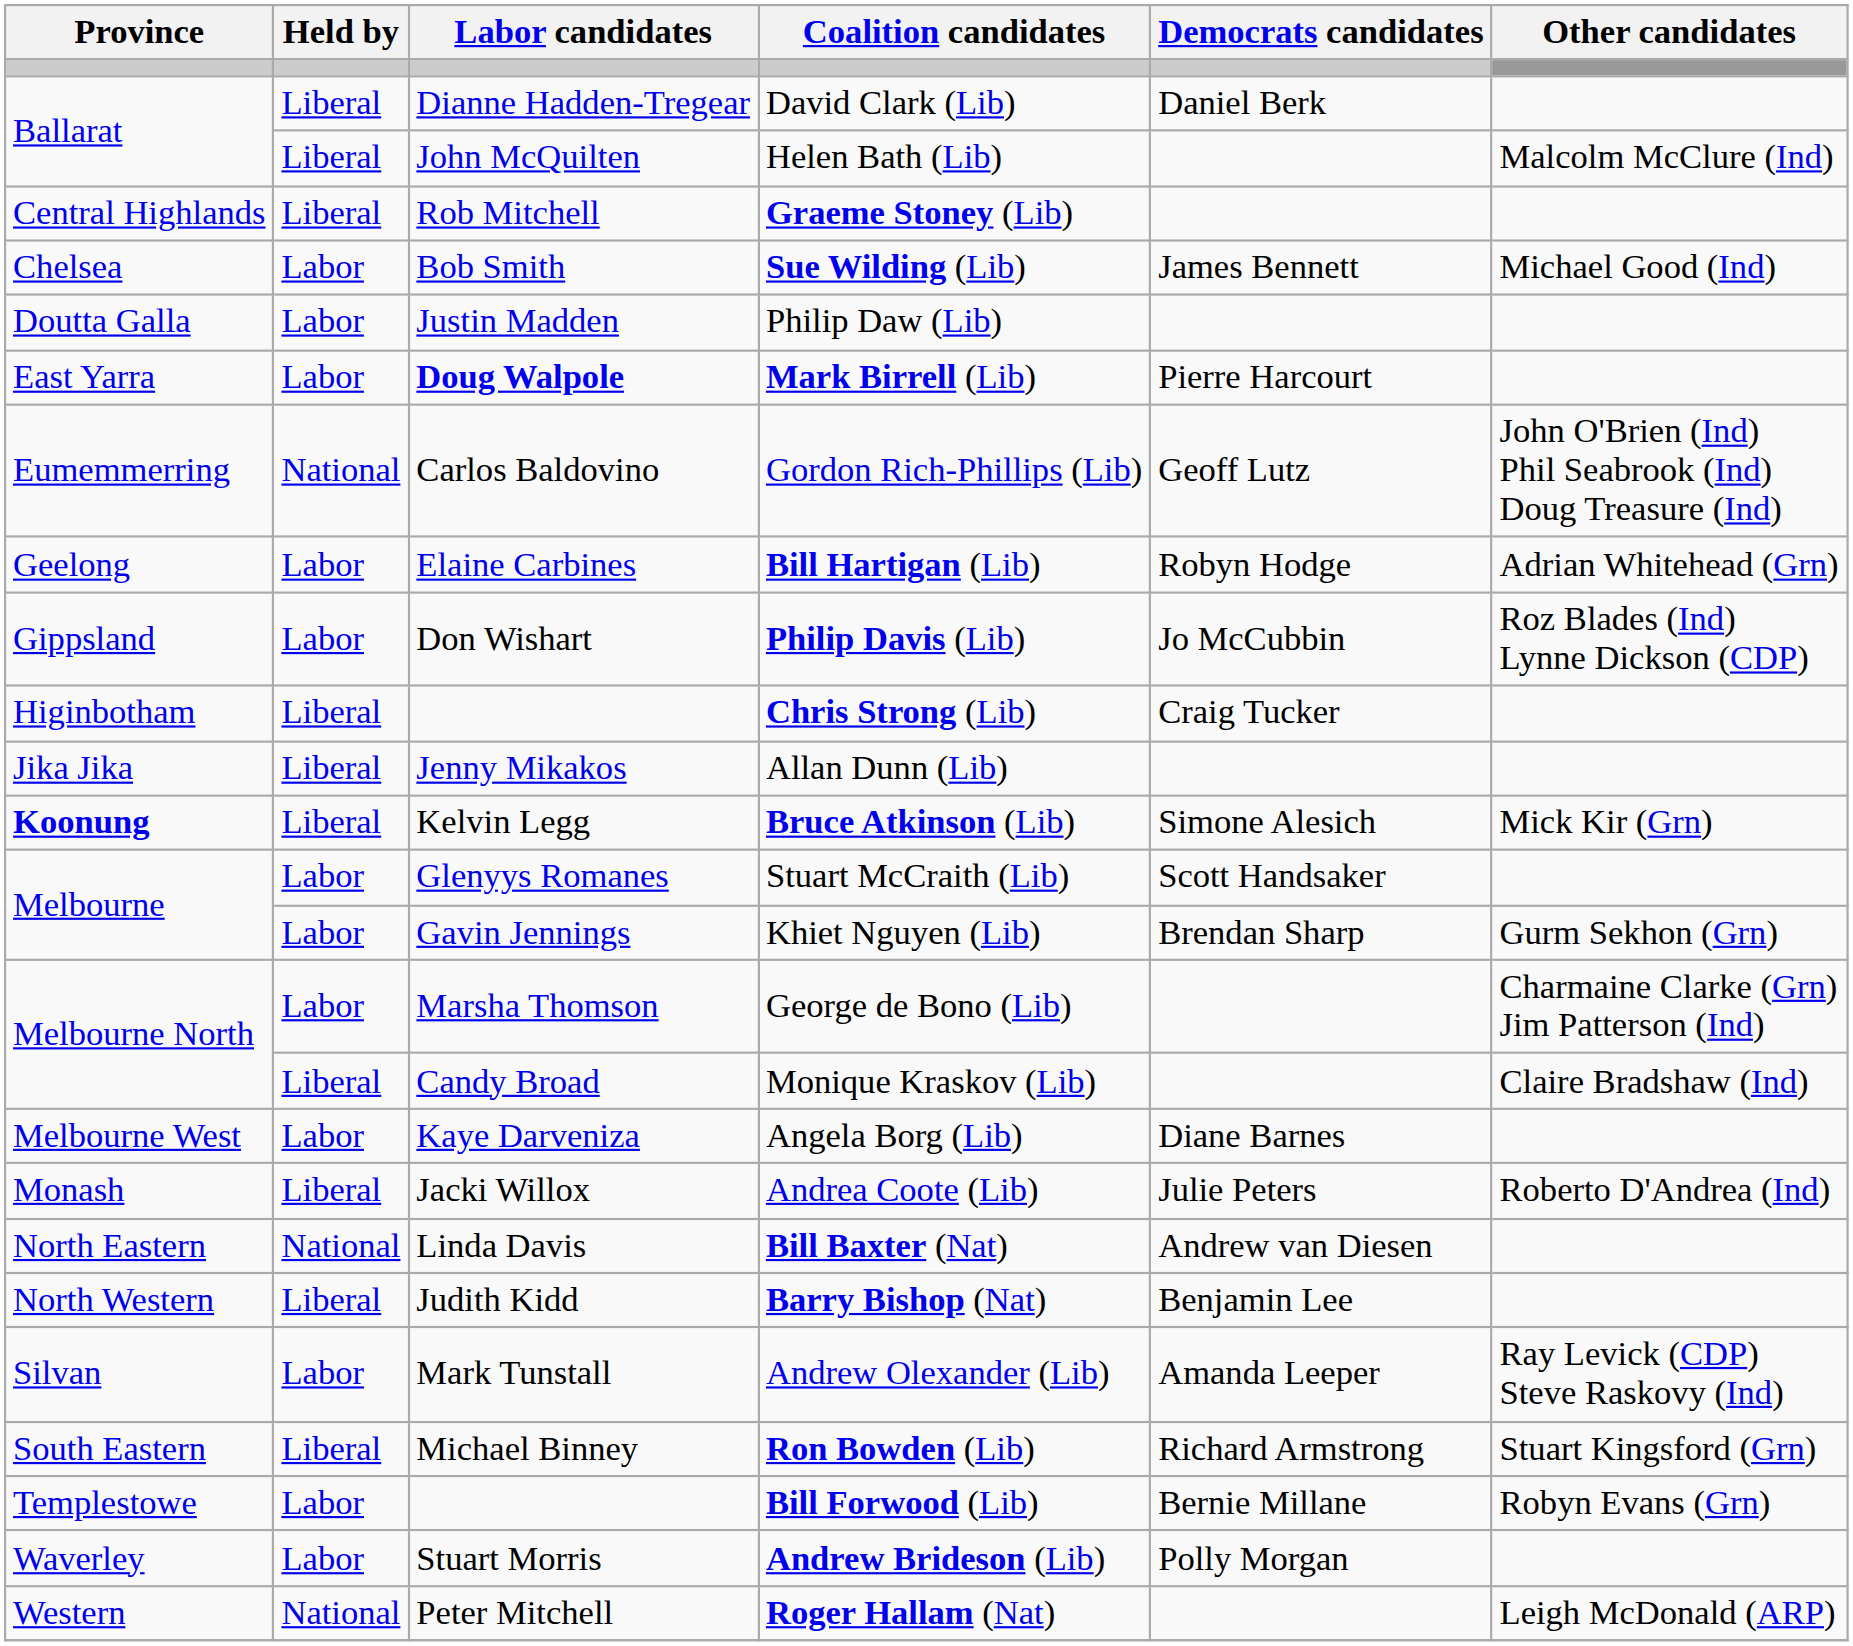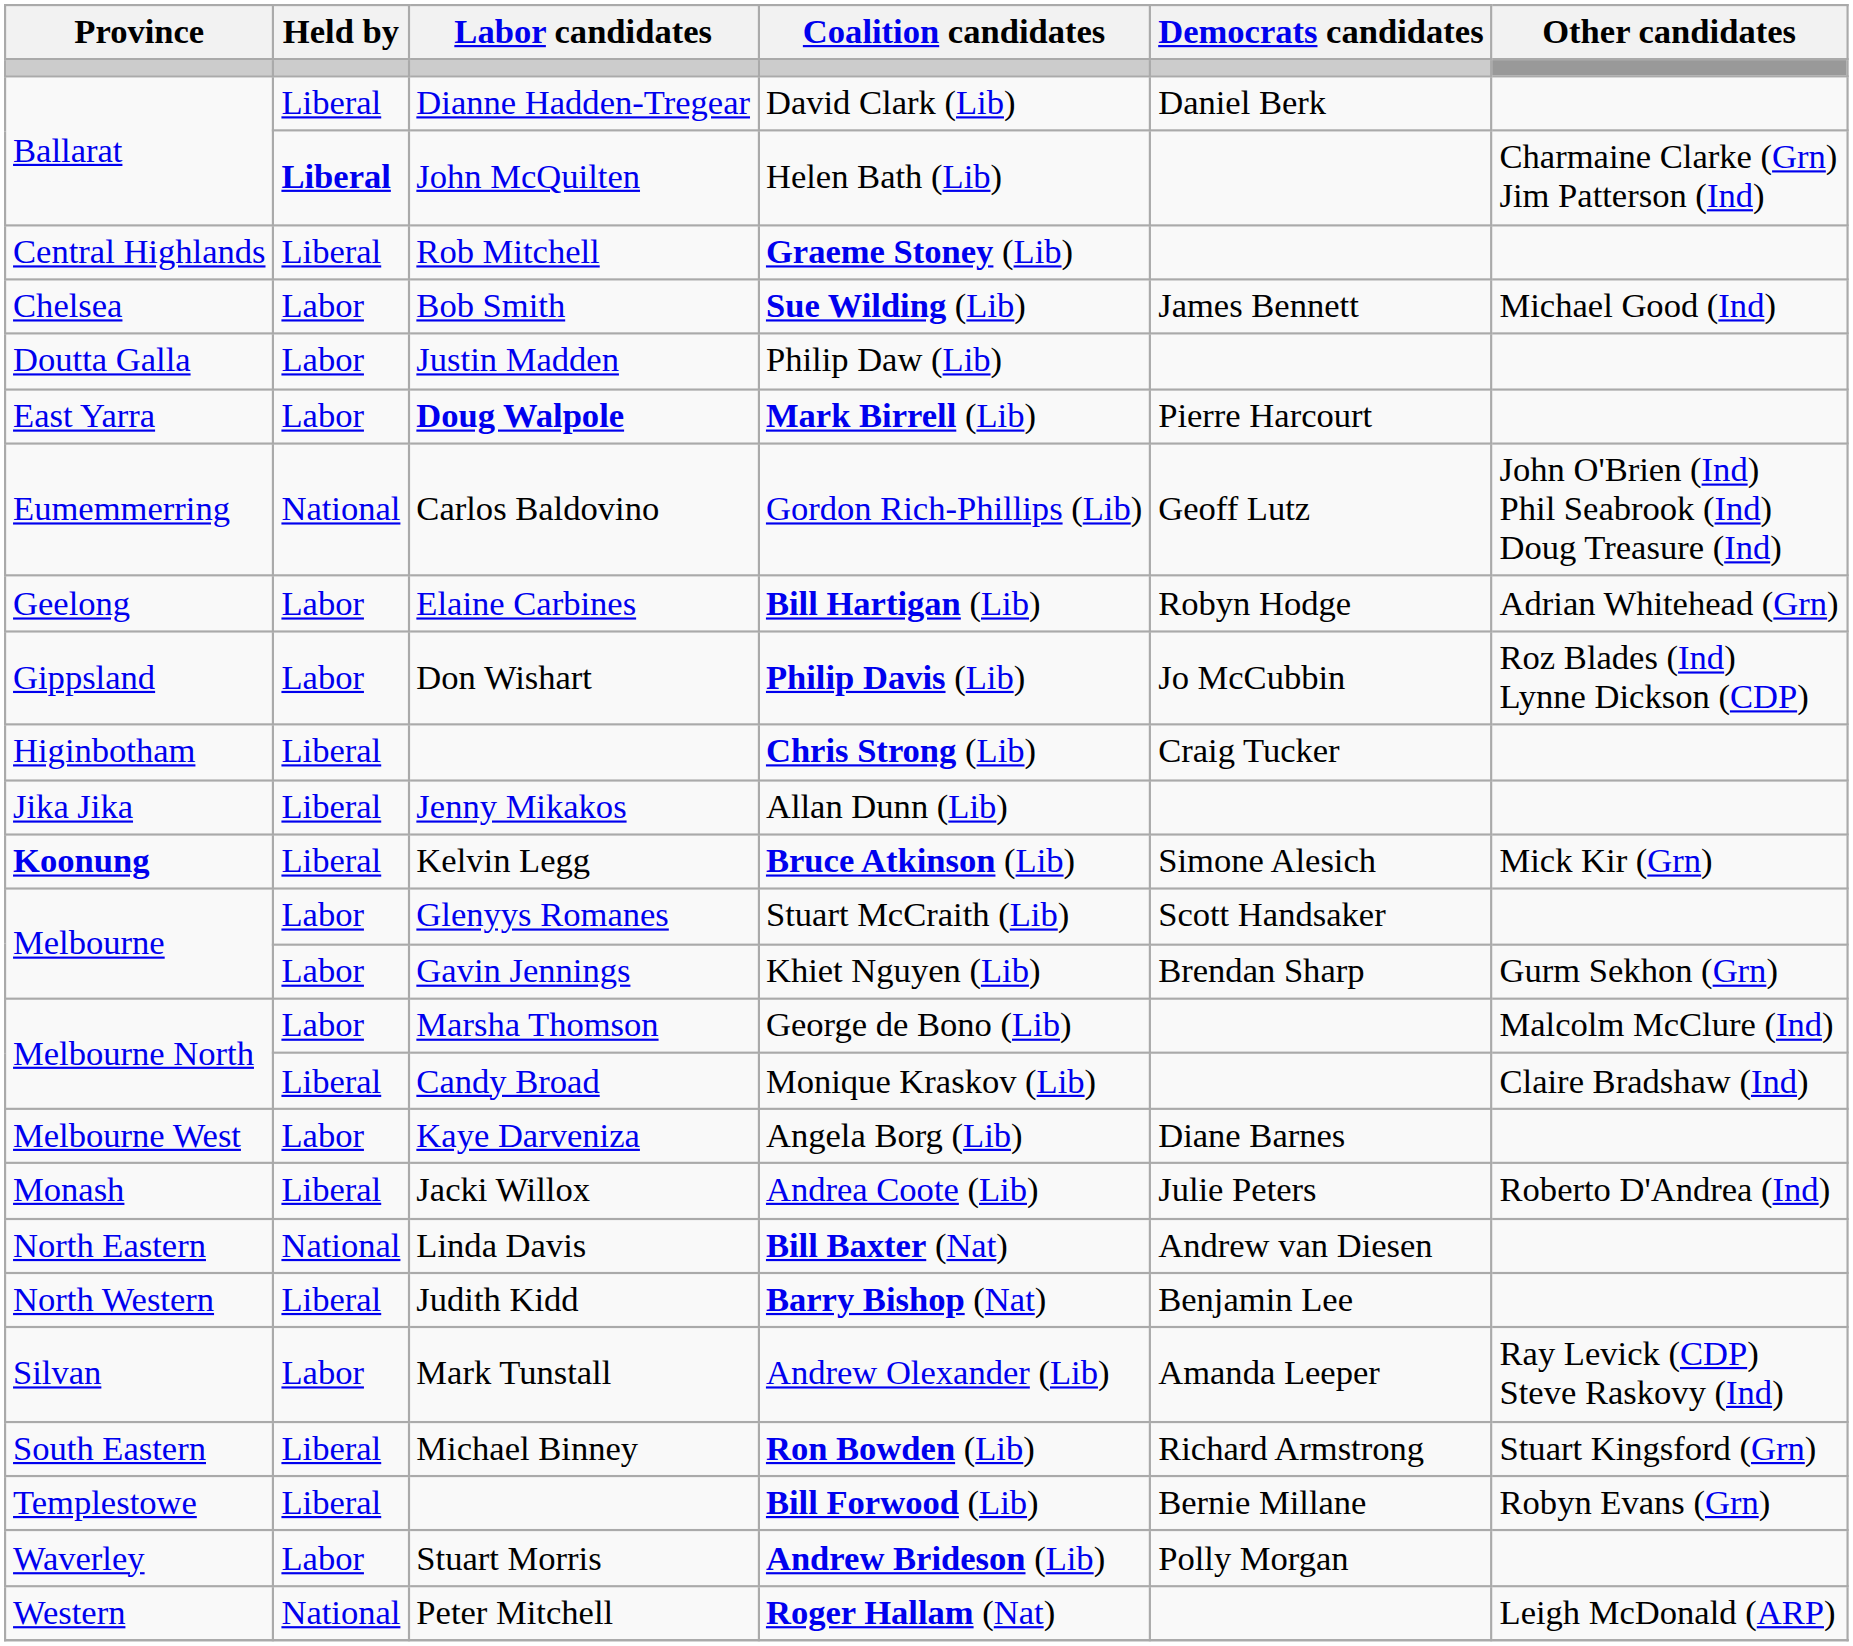(331, 157) normal -> (336, 176) bold
(1667, 157) Malcolm McClure (Ind) -> (1668, 176) Charmaine Clarke (Grn) Jim Patterson (Ind)
(1668, 1006) Charmaine Clarke (Grn) Jim Patterson (Ind) -> (1667, 1025) Malcolm McClure (Ind)
(323, 1502) Labor -> (331, 1502) Liberal
